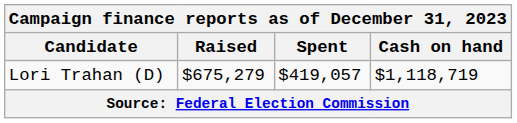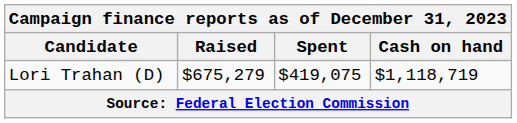(320, 75) $419,057 -> (320, 75) $419,075
